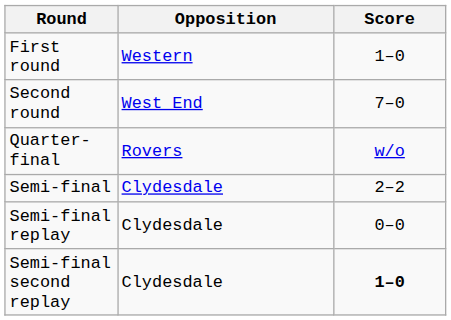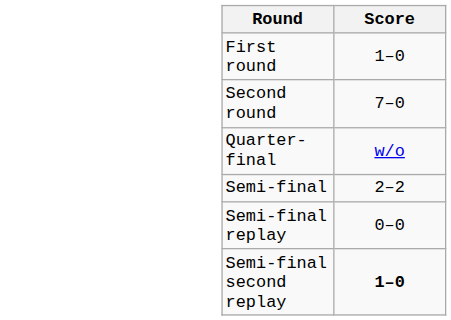- column: (226, 19)
